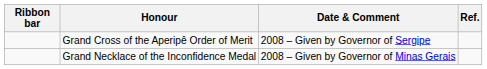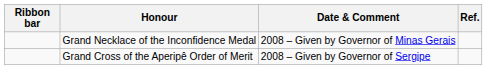rows swapped: (158, 40) <-> (159, 56)
